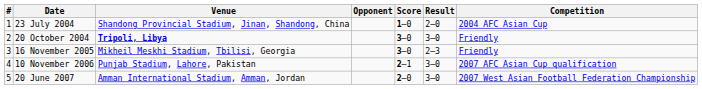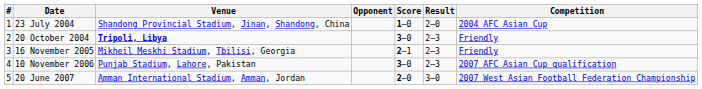(433, 38) 3–0 -> (433, 38) 2–3
(404, 51) 3–0 -> (404, 51) 2–1
(404, 64) 2–1 -> (404, 64) 3–0
(433, 64) 3–0 -> (433, 64) 2–3
